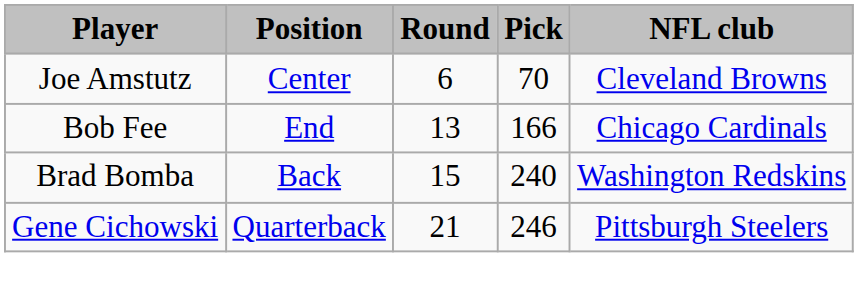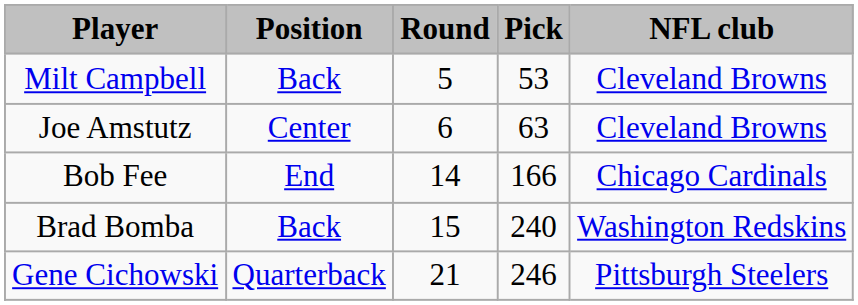+ row: (115, 78)
(533, 78) 70 -> (533, 127) 63
(445, 127) 13 -> (445, 176) 14
